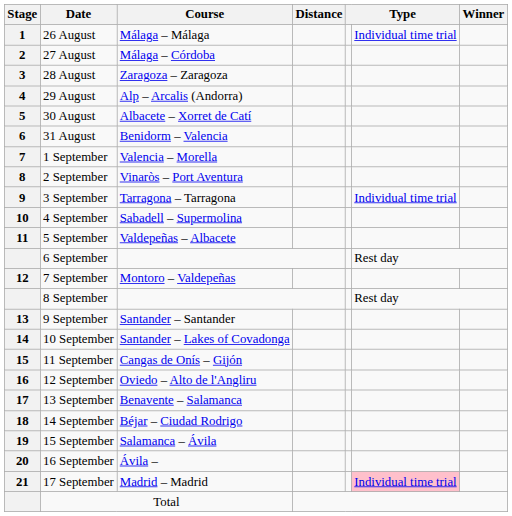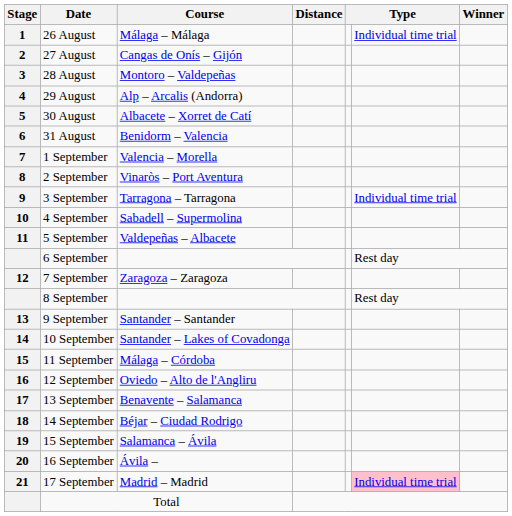(167, 55) Málaga – Córdoba -> (181, 55) Cangas de Onís – Gijón
(174, 75) Zaragoza – Zaragoza -> (178, 75) Montoro – Valdepeñas
(178, 278) Montoro – Valdepeñas -> (174, 278) Zaragoza – Zaragoza
(181, 359) Cangas de Onís – Gijón -> (167, 359) Málaga – Córdoba
